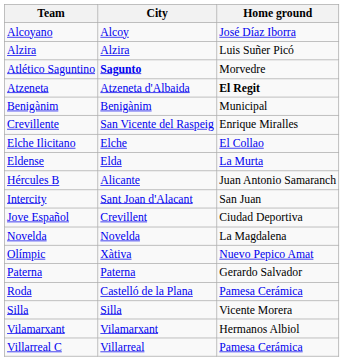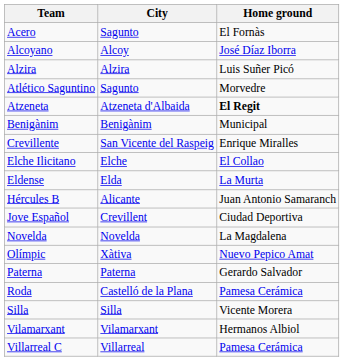+ row: (21, 32)
(121, 69) bold -> (120, 87) normal
- row: (27, 198)
